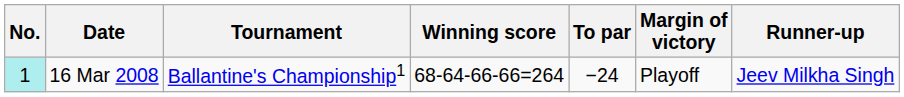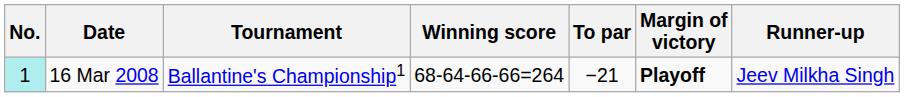(602, 75) −24 -> (602, 75) −21
(670, 75) normal -> (672, 75) bold
